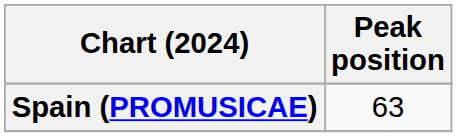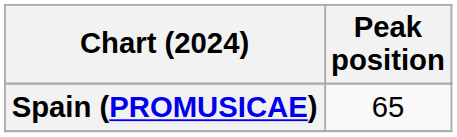(388, 107) 63 -> (388, 107) 65
